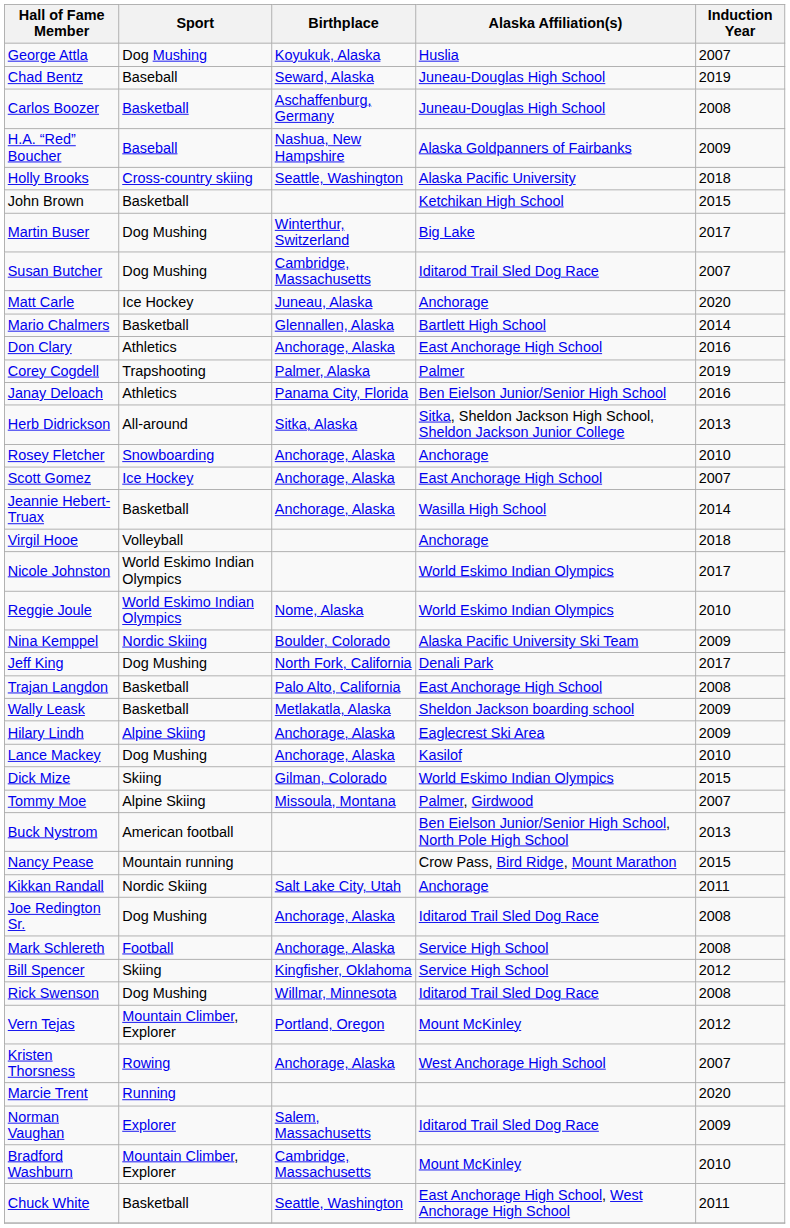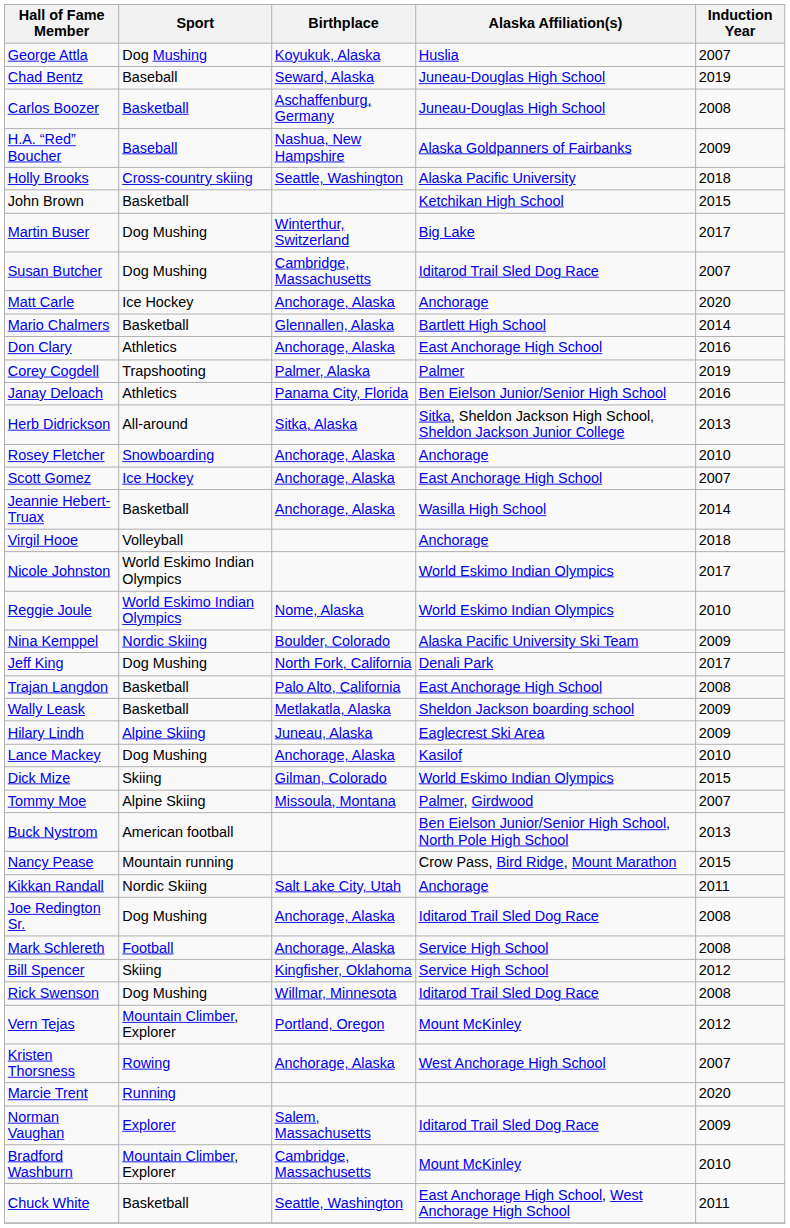(324, 302) Juneau, Alaska -> (335, 302) Anchorage, Alaska
(335, 732) Anchorage, Alaska -> (324, 732) Juneau, Alaska
